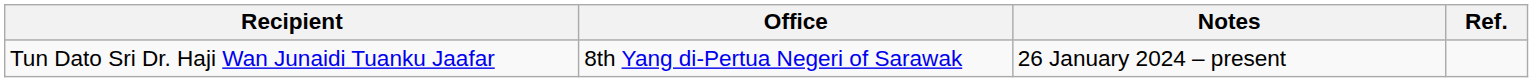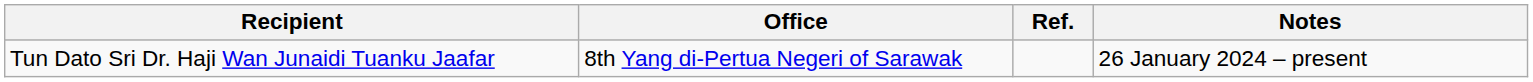columns swapped: (1229, 22) <-> (1486, 22)
